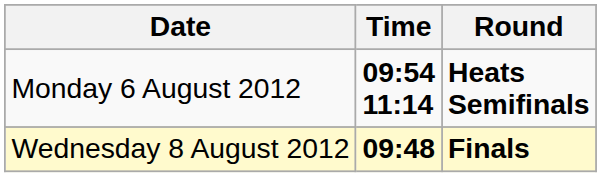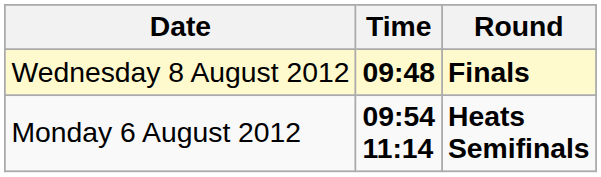rows swapped: (156, 87) <-> (180, 148)
